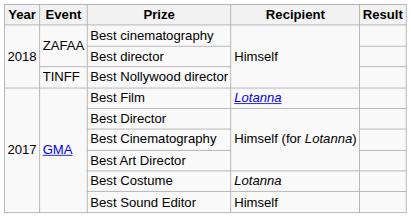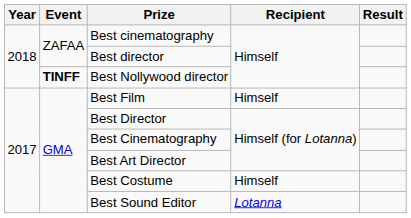(61, 77) normal -> (61, 77) bold
(258, 98) Lotanna -> (256, 98) Himself
(258, 181) Lotanna -> (256, 181) Himself
(256, 202) Himself -> (258, 202) Lotanna
